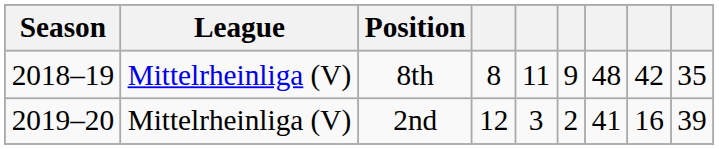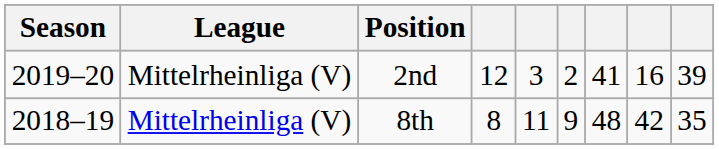rows swapped: (415, 74) <-> (415, 120)
